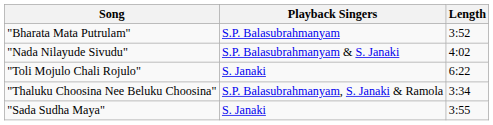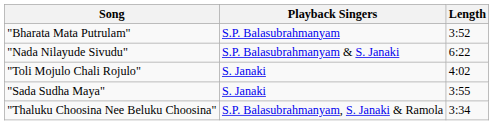(460, 52) 4:02 -> (460, 52) 6:22
(460, 71) 6:22 -> (460, 71) 4:02
rows swapped: (56, 110) <-> (112, 91)
